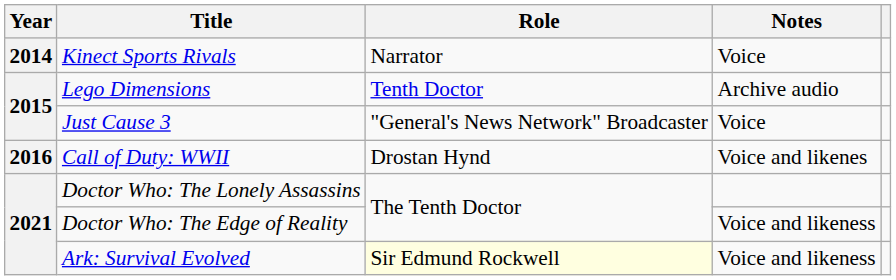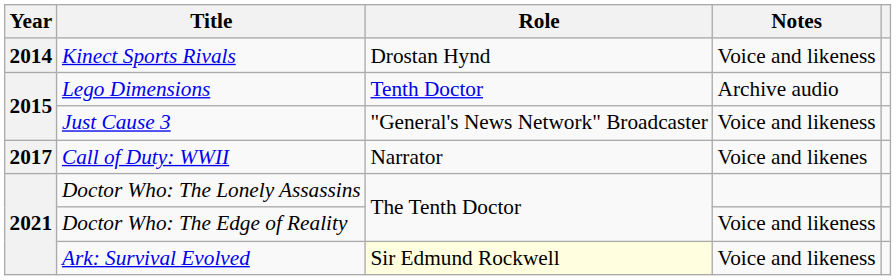(406, 55) Narrator -> (430, 55) Drostan Hynd
(742, 55) Voice -> (797, 55) Voice and likeness
(742, 122) Voice -> (797, 122) Voice and likeness
(31, 156) 2016 -> (31, 156) 2017
(430, 156) Drostan Hynd -> (406, 156) Narrator
